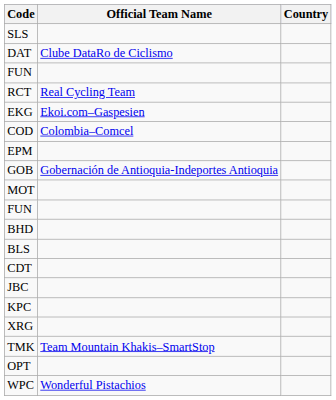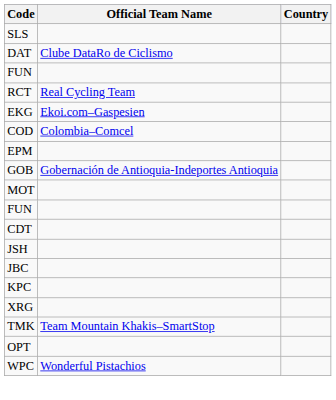- row: (20, 229)
- row: (19, 248)
+ row: (17, 248)
